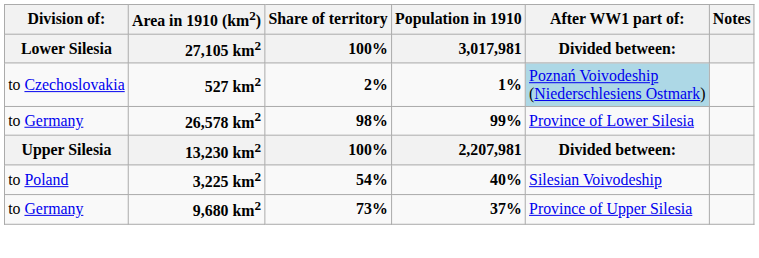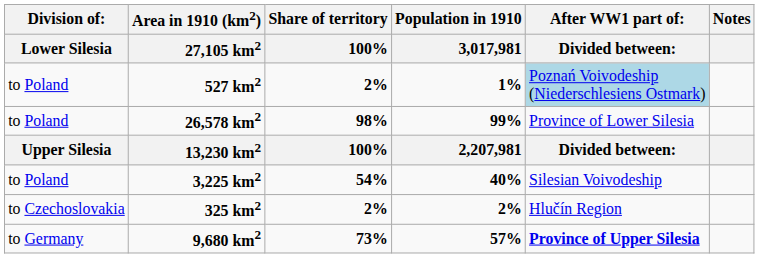(66, 84) to Czechoslovakia -> (38, 84) to Poland
(46, 120) to Germany -> (38, 120) to Poland
+ row: (233, 209)
(506, 209) 37% -> (506, 238) 57%
(611, 209) normal -> (614, 238) bold
